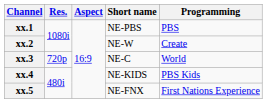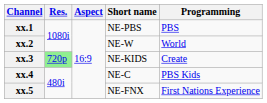(174, 43) Create -> (174, 43) World
(57, 59) no background -> (57, 59) lightgreen background
(119, 59) NE-C -> (127, 59) NE-KIDS
(174, 59) World -> (174, 59) Create
(127, 75) NE-KIDS -> (119, 75) NE-C
